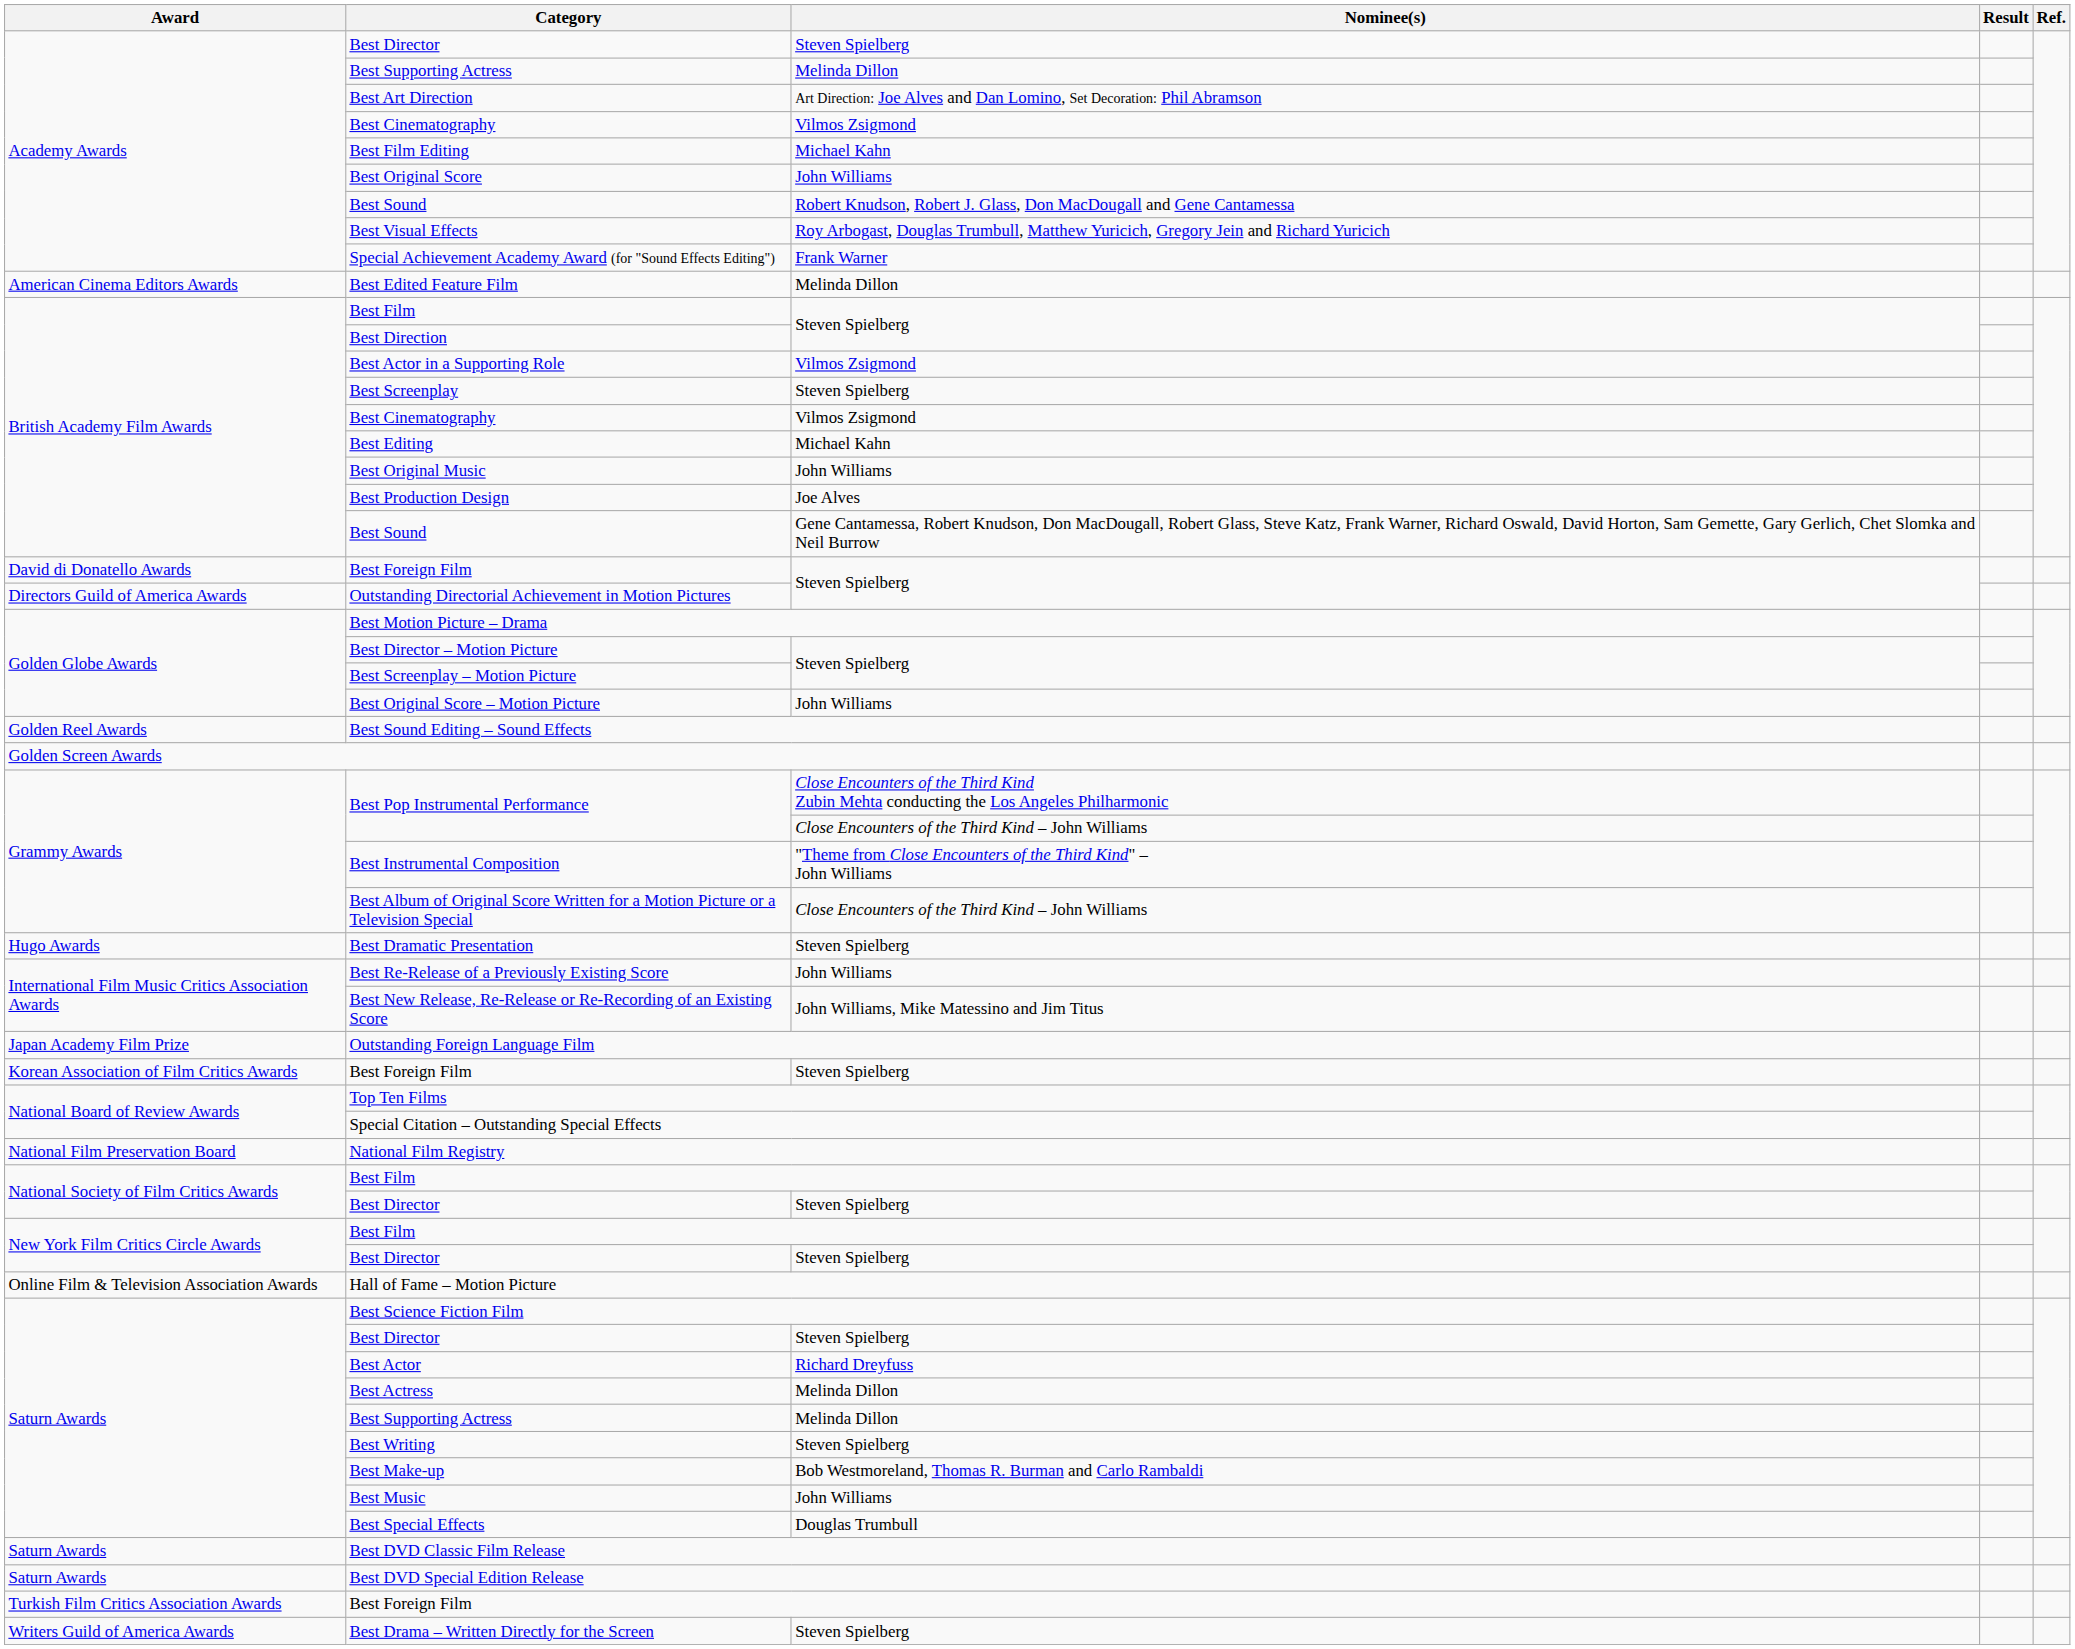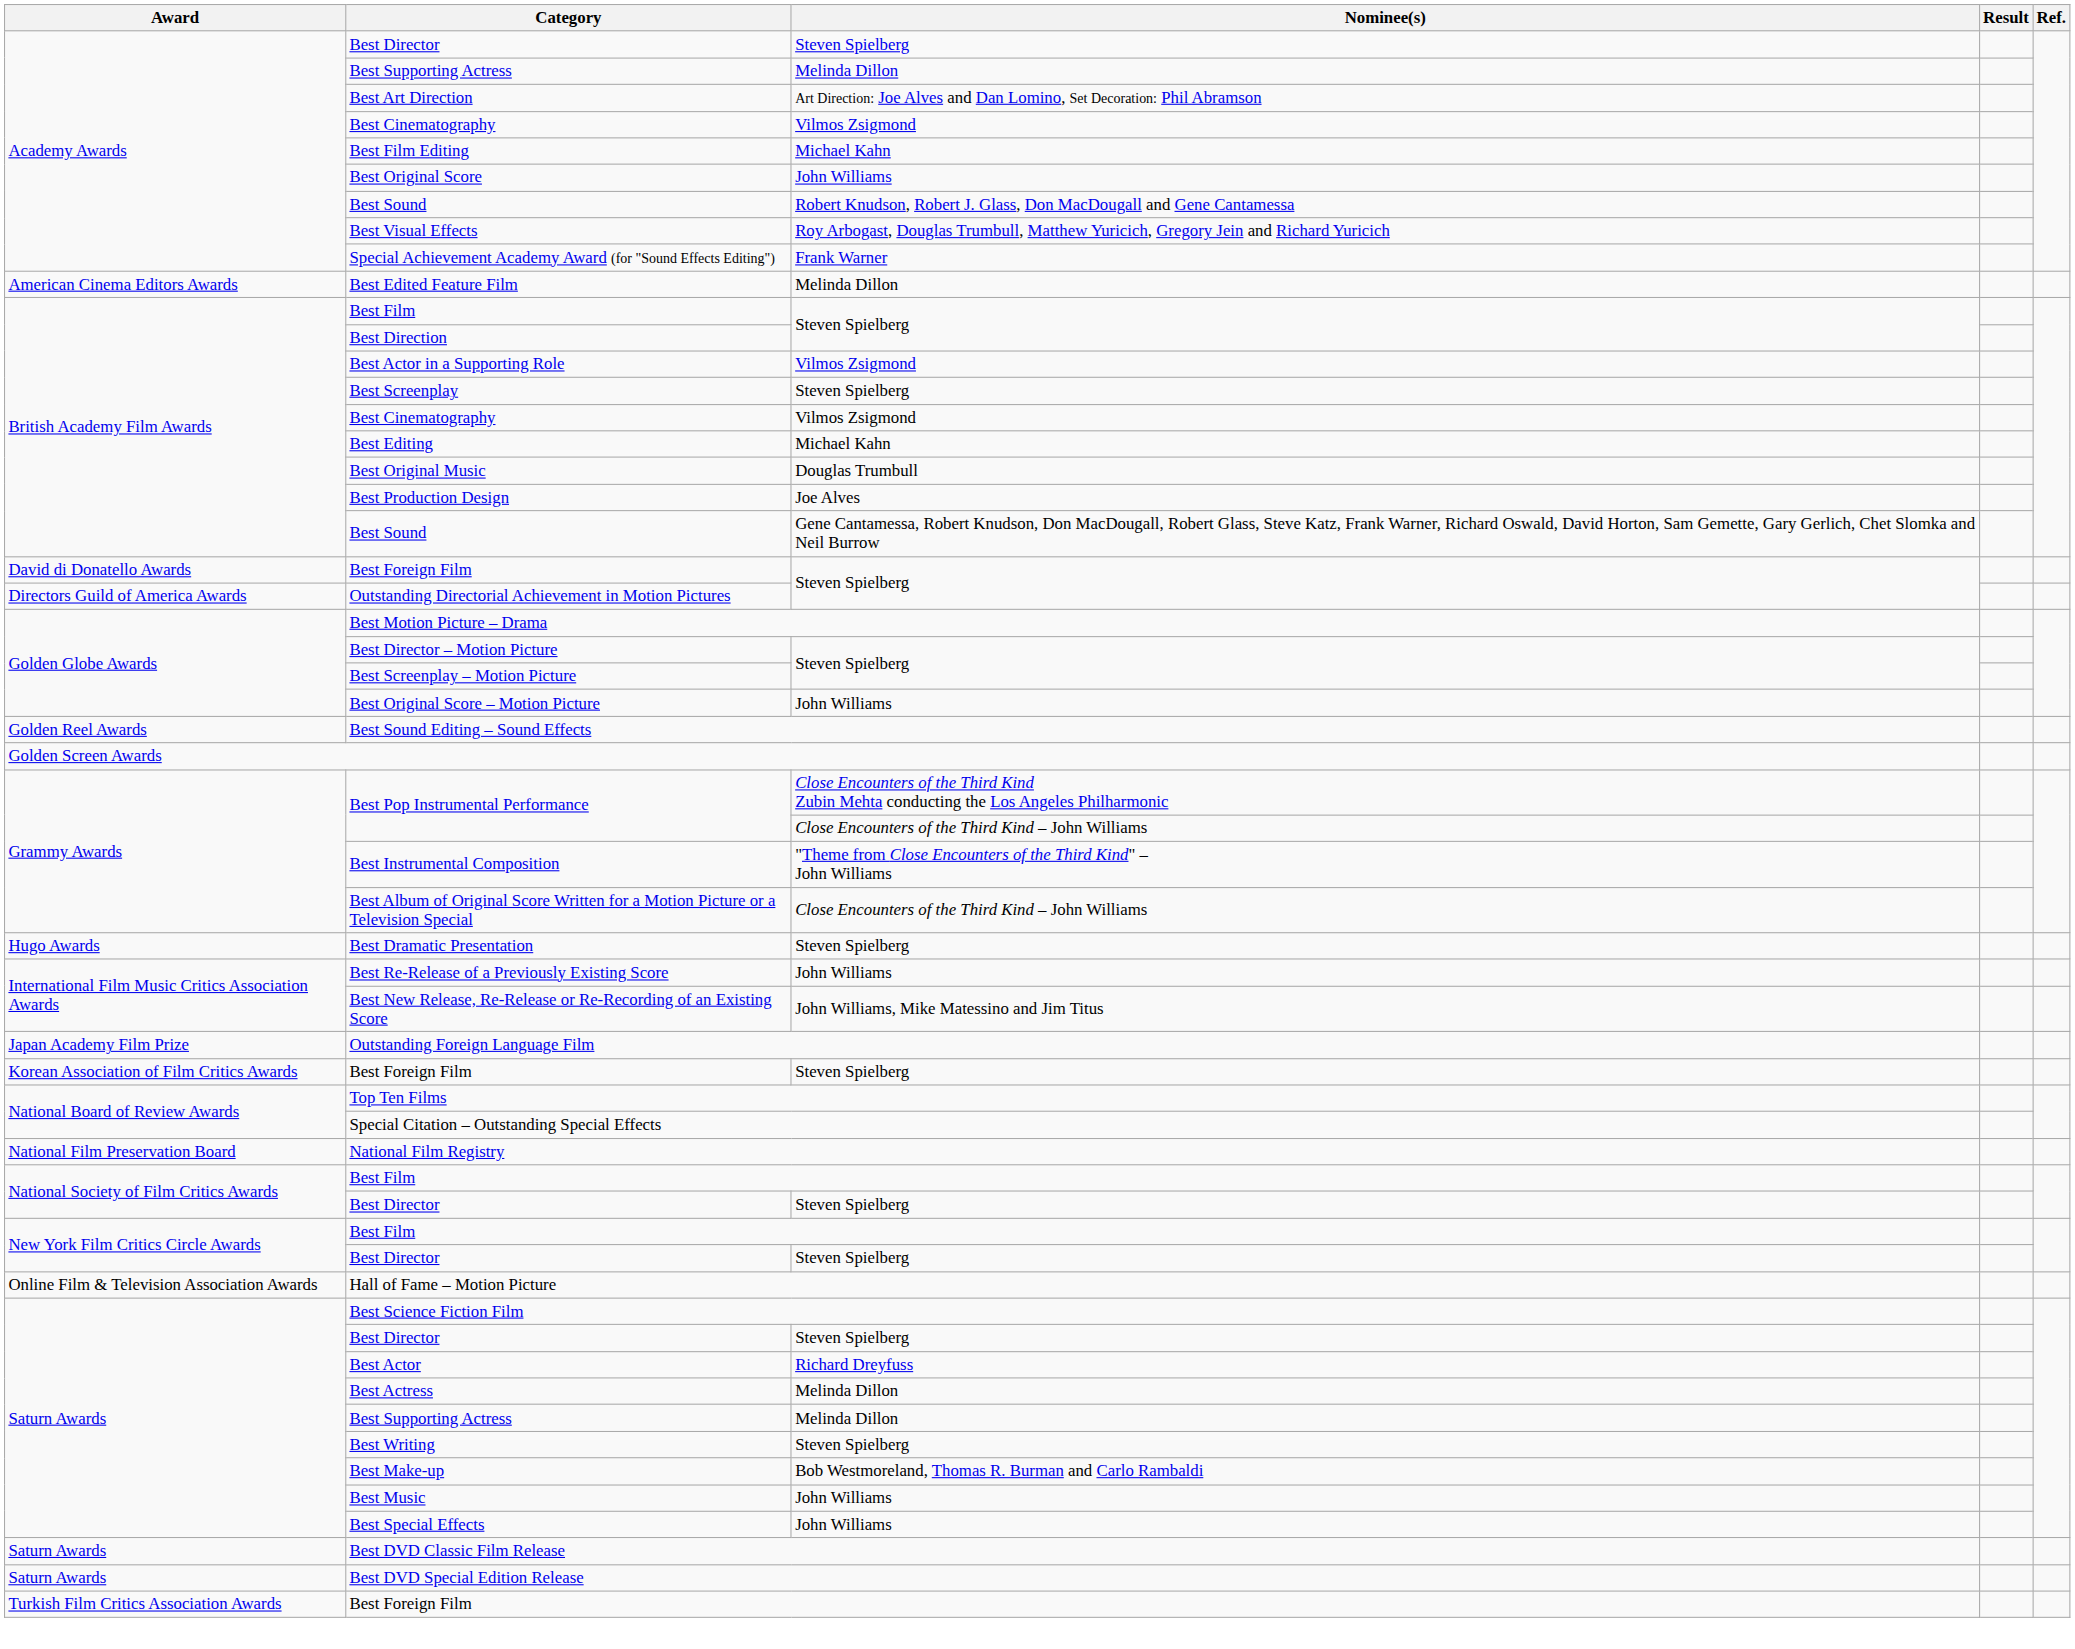(843, 470) John Williams -> (857, 470) Douglas Trumbull
(857, 1524) Douglas Trumbull -> (843, 1524) John Williams
- row: (121, 1631)
